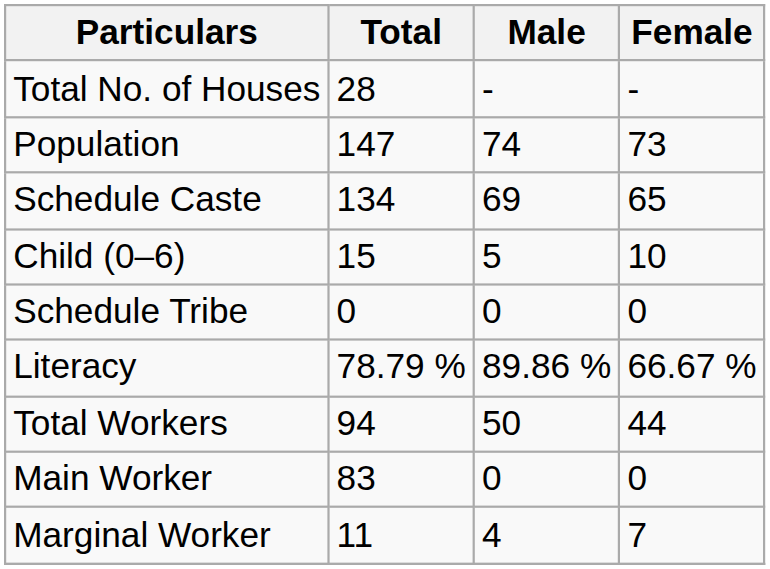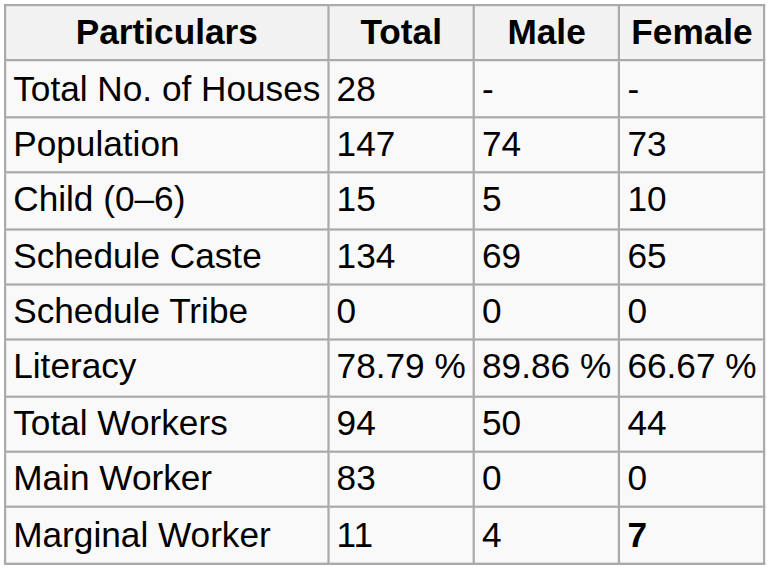rows swapped: (99, 255) <-> (137, 199)
(637, 534) normal -> (637, 534) bold
